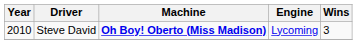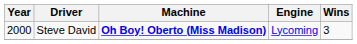(19, 30) 2010 -> (19, 30) 2000
